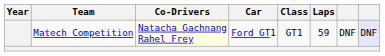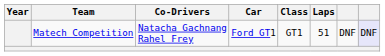(182, 33) lightyellow background -> (182, 33) no background
(324, 33) 59 -> (324, 33) 51
